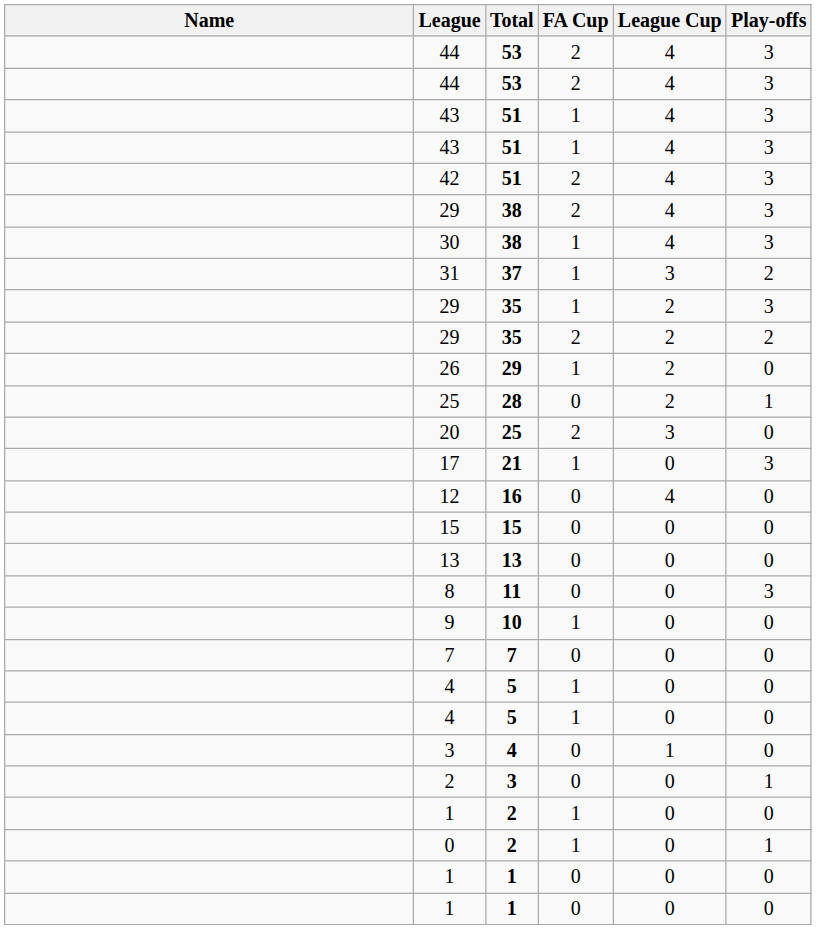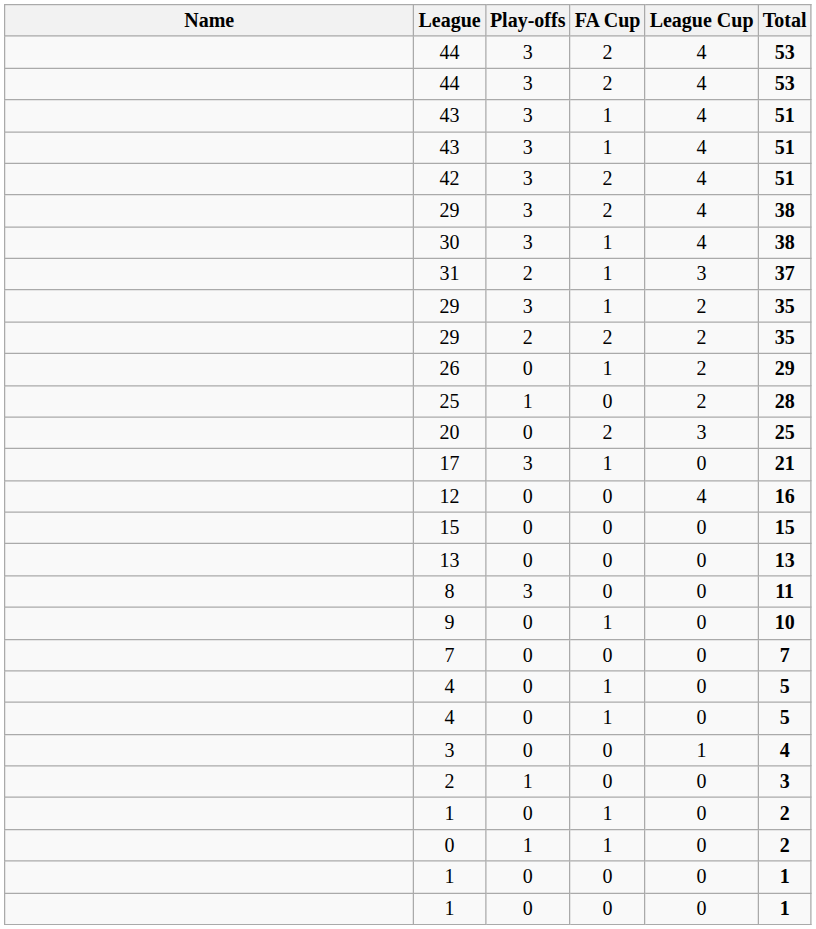columns swapped: (769, 20) <-> (512, 20)
